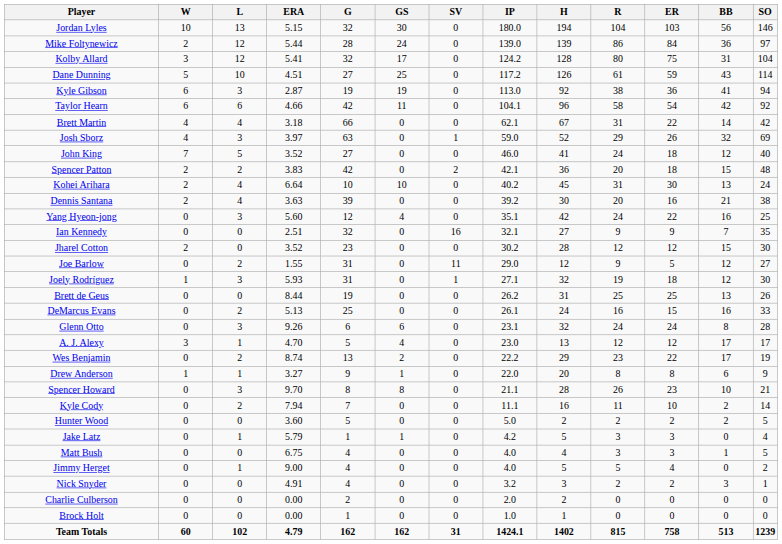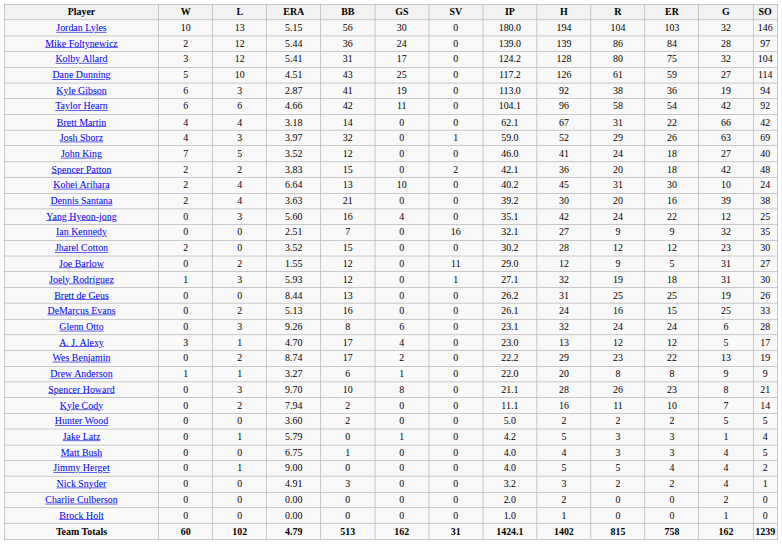columns swapped: (348, 12) <-> (726, 12)
